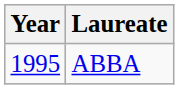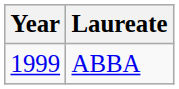(35, 63) 1995 -> (35, 63) 1999
